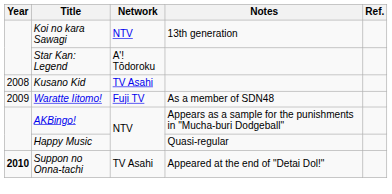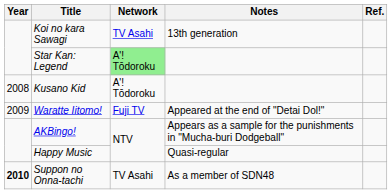(123, 34) NTV -> (133, 34) TV Asahi
(134, 61) no background -> (134, 61) lightgreen background
(133, 83) TV Asahi -> (134, 88) A'! Tōdoroku
(221, 99) As a member of SDN48 -> (246, 110) Appeared at the end of "Detai Dol!"
(246, 164) Appeared at the end of "Detai Dol!" -> (221, 175) As a member of SDN48
